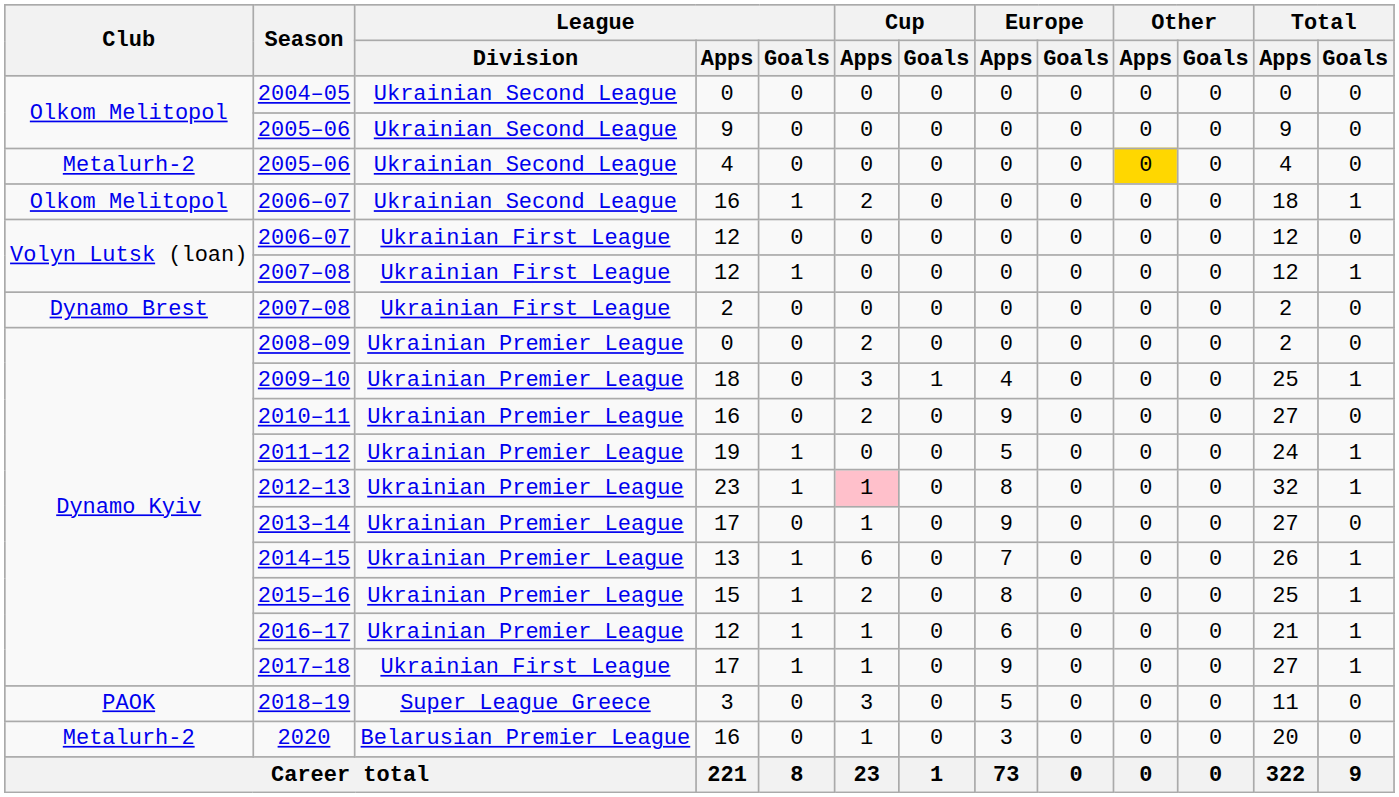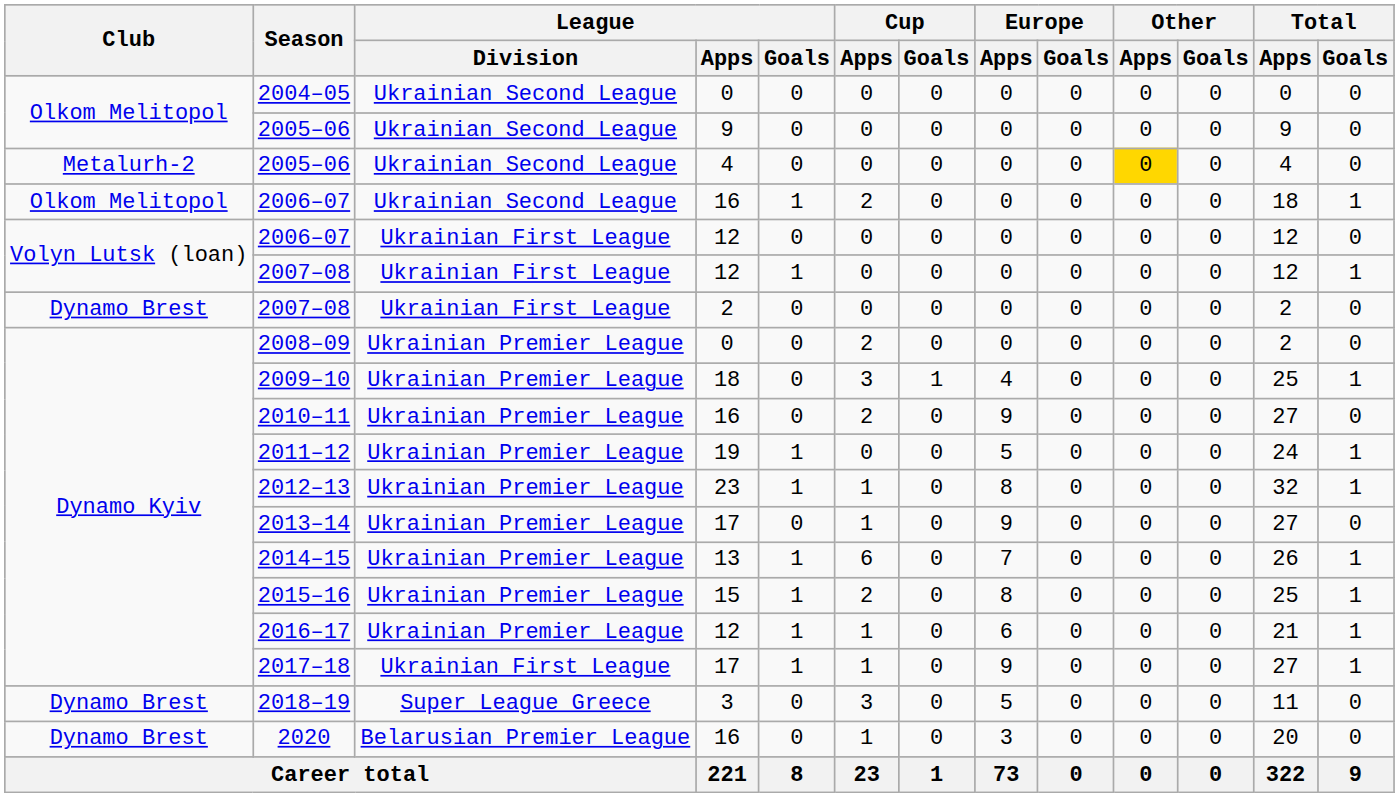(867, 488) pink background -> (867, 488) no background
(129, 703) PAOK -> (129, 703) Dynamo Brest
(129, 739) Metalurh-2 -> (129, 739) Dynamo Brest
